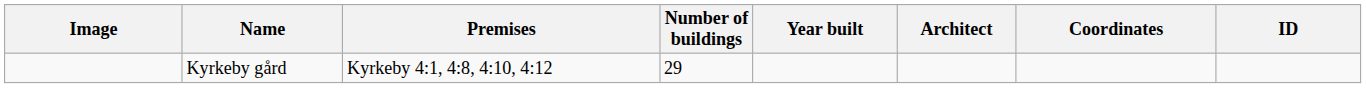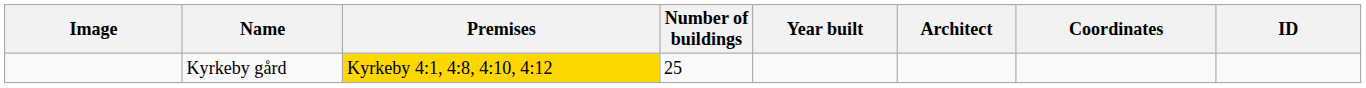(450, 67) no background -> (450, 67) gold background
(673, 67) 29 -> (673, 67) 25
